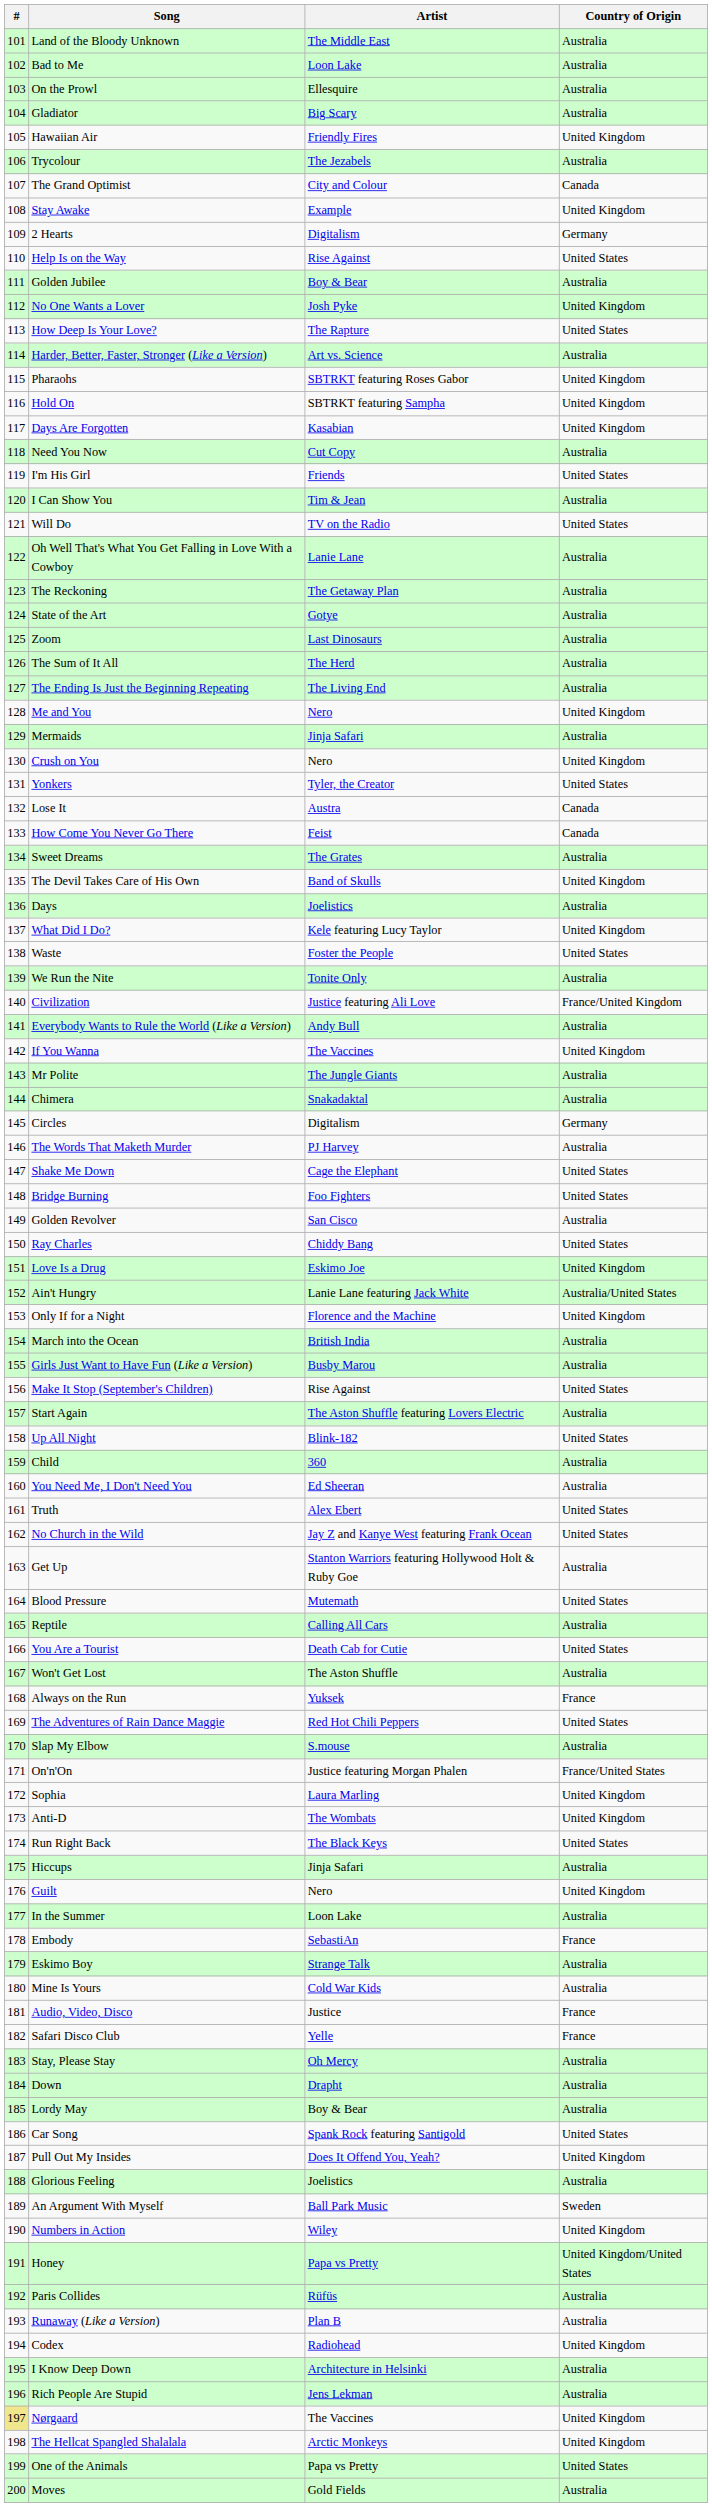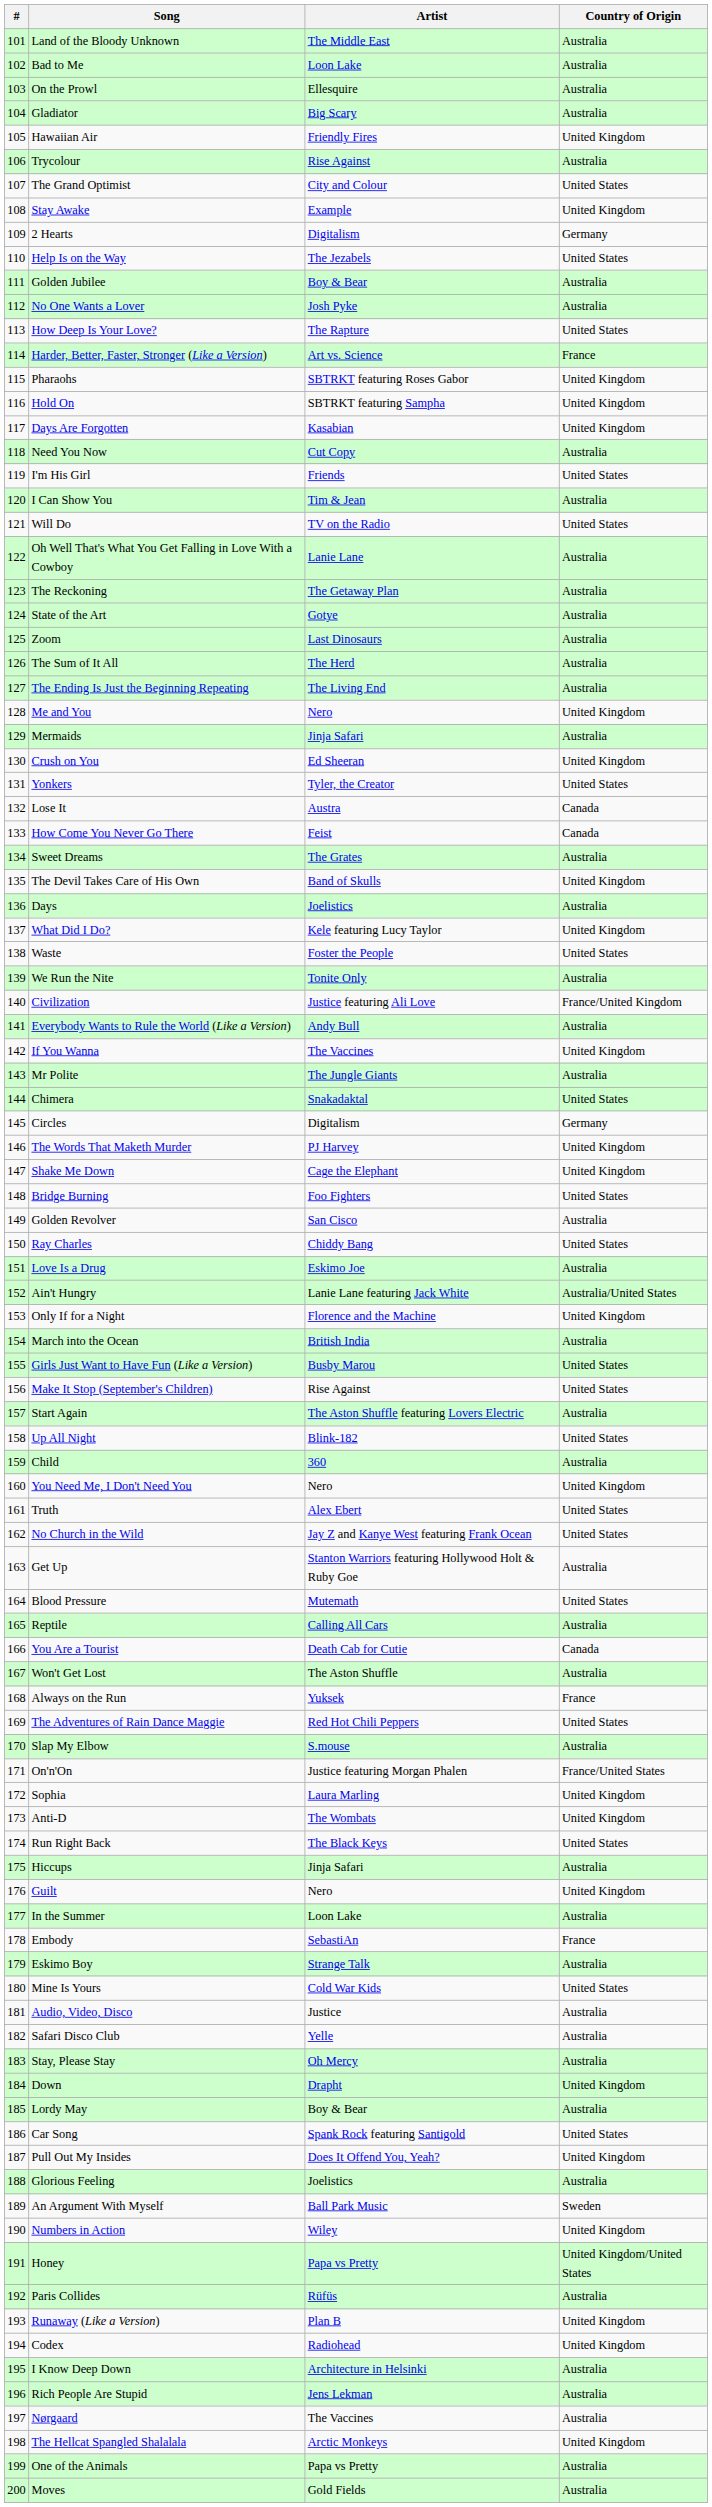(339, 161) The Jezabels -> (339, 161) Rise Against
(580, 185) Canada -> (595, 185) United States
(339, 258) Rise Against -> (339, 258) The Jezabels
(604, 306) United Kingdom -> (585, 306) Australia
(585, 355) Australia -> (579, 355) France
(320, 760) Nero -> (336, 760) Ed Sheeran
(585, 1099) Australia -> (595, 1099) United States
(585, 1147) Australia -> (604, 1147) United Kingdom
(595, 1171) United States -> (604, 1171) United Kingdom
(604, 1268) United Kingdom -> (585, 1268) Australia
(585, 1365) Australia -> (595, 1365) United States
(336, 1486) Ed Sheeran -> (320, 1486) Nero
(585, 1486) Australia -> (604, 1486) United Kingdom
(595, 1649) United States -> (580, 1649) Canada
(585, 1988) Australia -> (595, 1988) United States
(579, 2012) France -> (585, 2012) Australia
(579, 2036) France -> (585, 2036) Australia
(585, 2085) Australia -> (604, 2085) United Kingdom
(585, 2321) Australia -> (604, 2321) United Kingdom
(16, 2417) khaki background -> (16, 2417) no background
(604, 2417) United Kingdom -> (585, 2417) Australia
(595, 2466) United States -> (585, 2466) Australia
